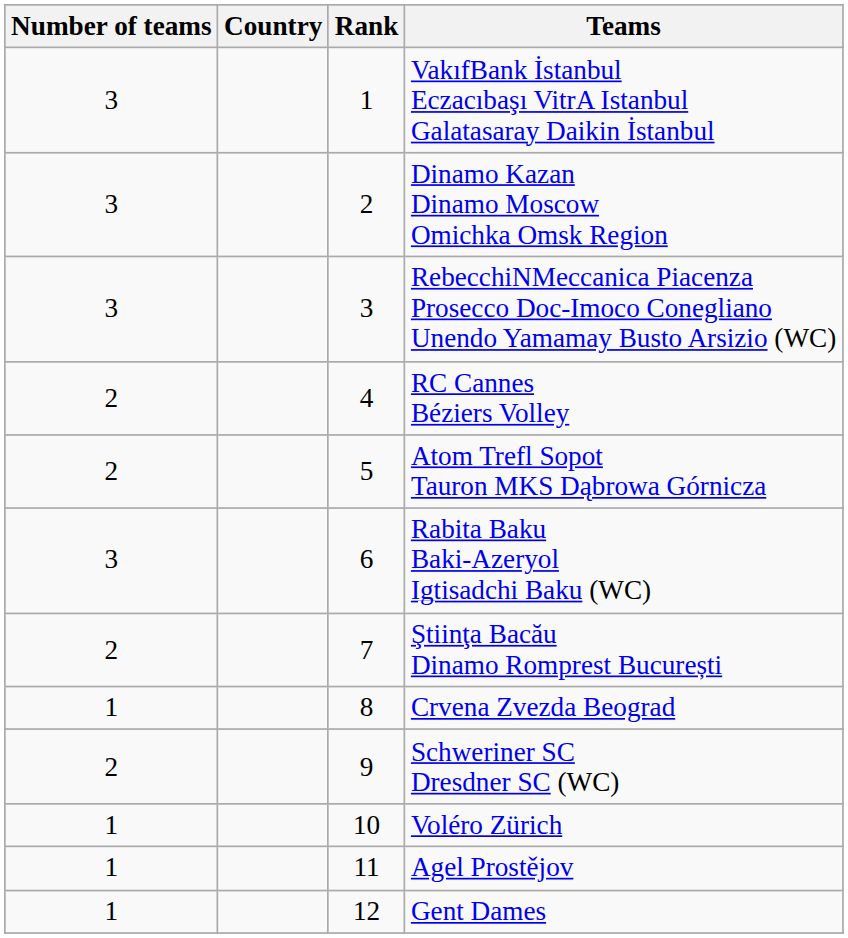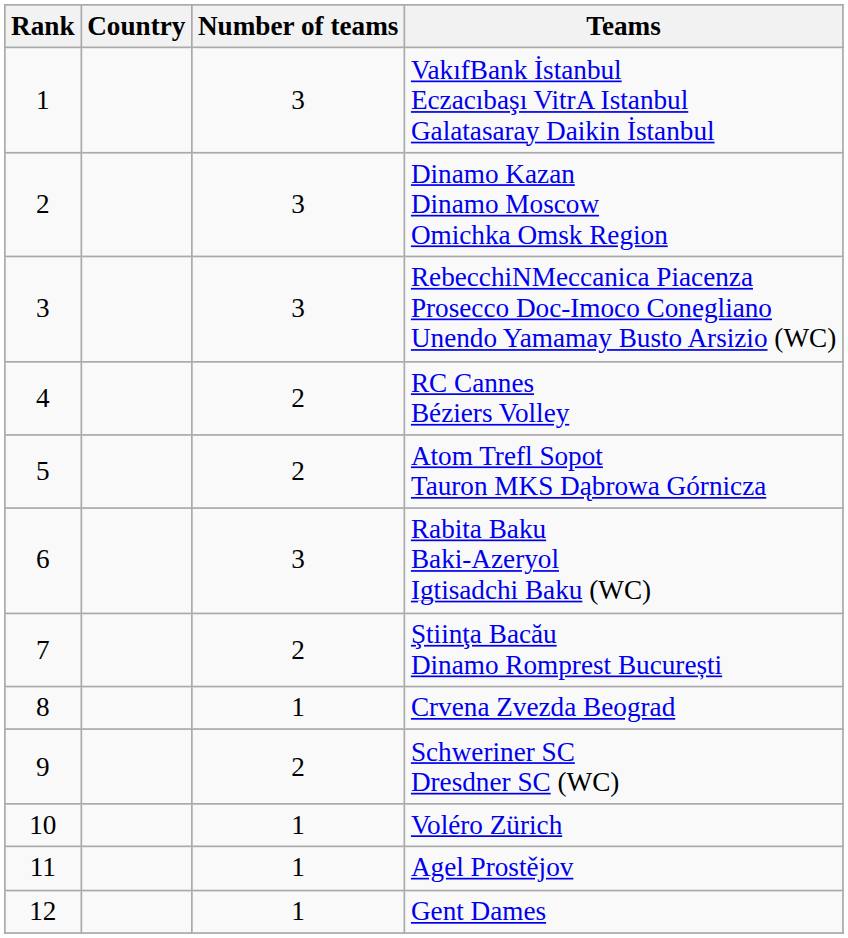columns swapped: (367, 26) <-> (111, 26)
